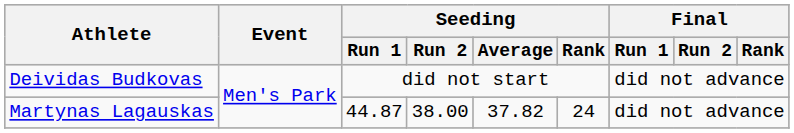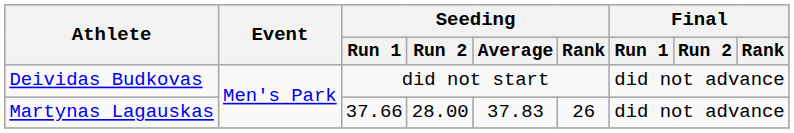(374, 112) 44.87 -> (374, 112) 37.66
(440, 112) 38.00 -> (440, 112) 28.00
(515, 112) 37.82 -> (515, 112) 37.83
(584, 112) 24 -> (584, 112) 26
